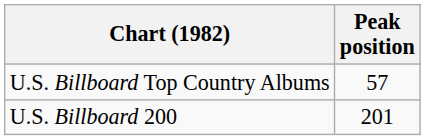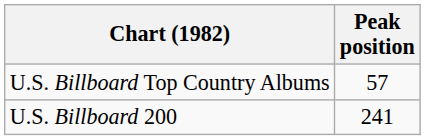(377, 116) 201 -> (377, 116) 241
